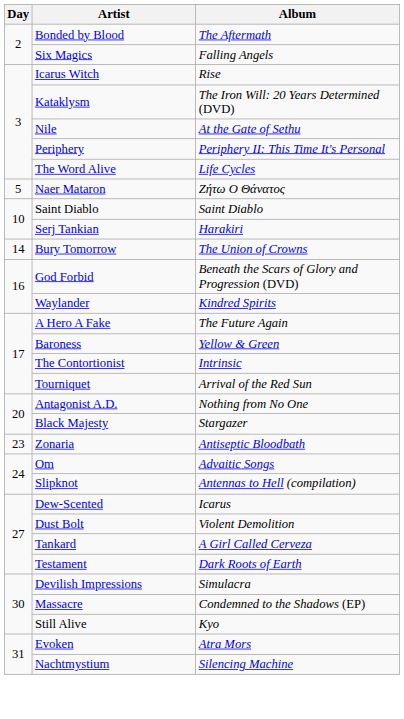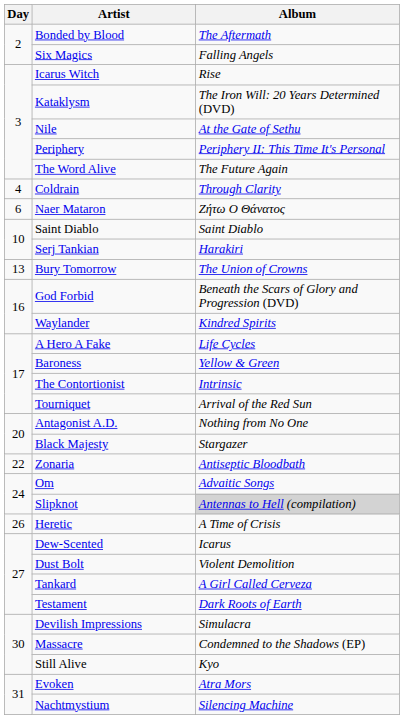(227, 169) Life Cycles -> (243, 169) The Future Again
+ row: (57, 189)
(18, 189) 5 -> (18, 209) 6
(18, 249) 14 -> (18, 269) 13
(243, 323) The Future Again -> (227, 343) Life Cycles
(18, 443) 23 -> (18, 463) 22
(277, 483) no background -> (277, 504) lightgrey background
+ row: (54, 524)
